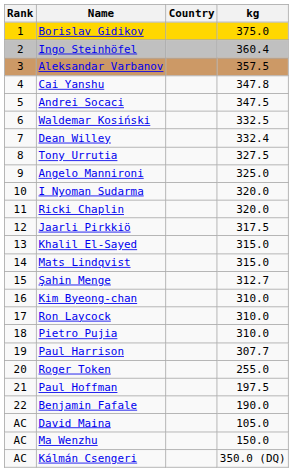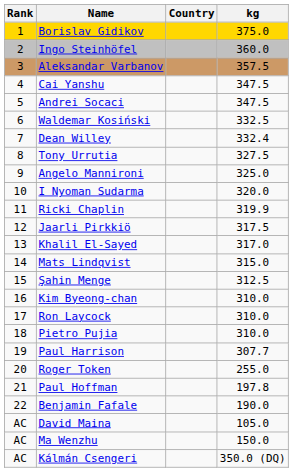(253, 49) 360.4 -> (253, 49) 360.0
(253, 85) 347.8 -> (253, 85) 347.5
(253, 209) 320.0 -> (253, 209) 319.9
(253, 245) 315.0 -> (253, 245) 317.0
(253, 280) 312.7 -> (253, 280) 312.5
(253, 387) 197.5 -> (253, 387) 197.8
